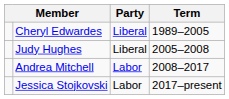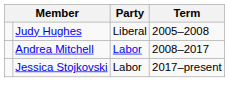- row: (59, 31)
